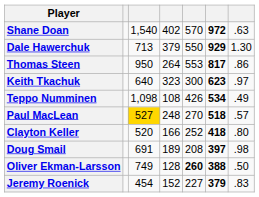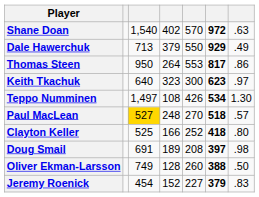(241, 47) 1.30 -> (241, 47) .49
(144, 98) 1,098 -> (144, 98) 1,497
(241, 98) .49 -> (241, 98) 1.30
(144, 132) 520 -> (144, 132) 525
(194, 166) bold -> (194, 166) normal
